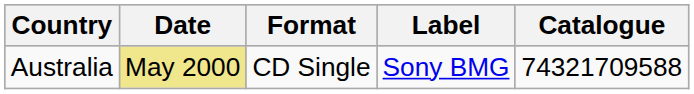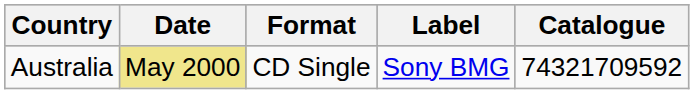(602, 66) 74321709588 -> (602, 66) 74321709592
